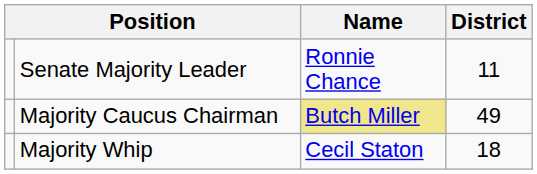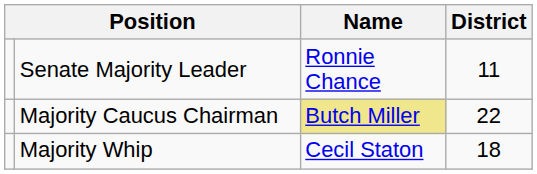(489, 116) 49 -> (489, 116) 22
